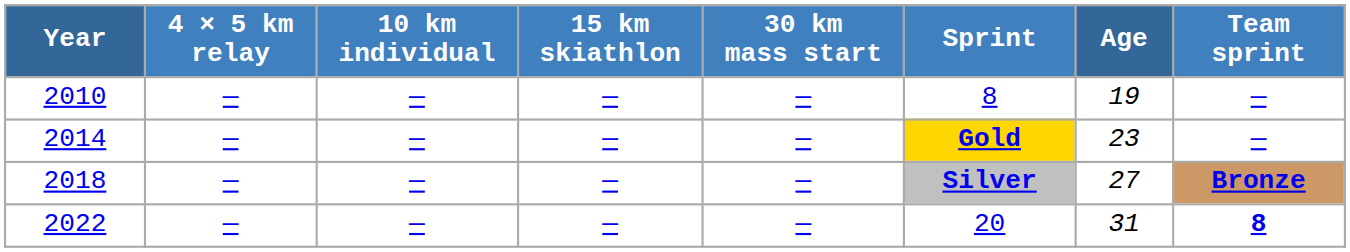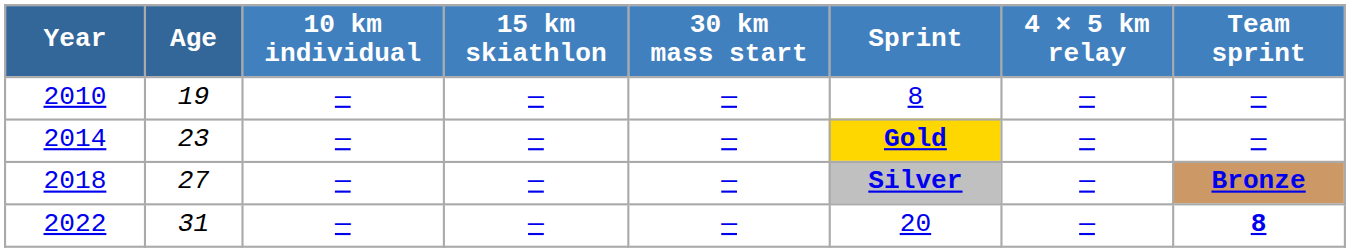columns swapped: (1124, 41) <-> (231, 41)
